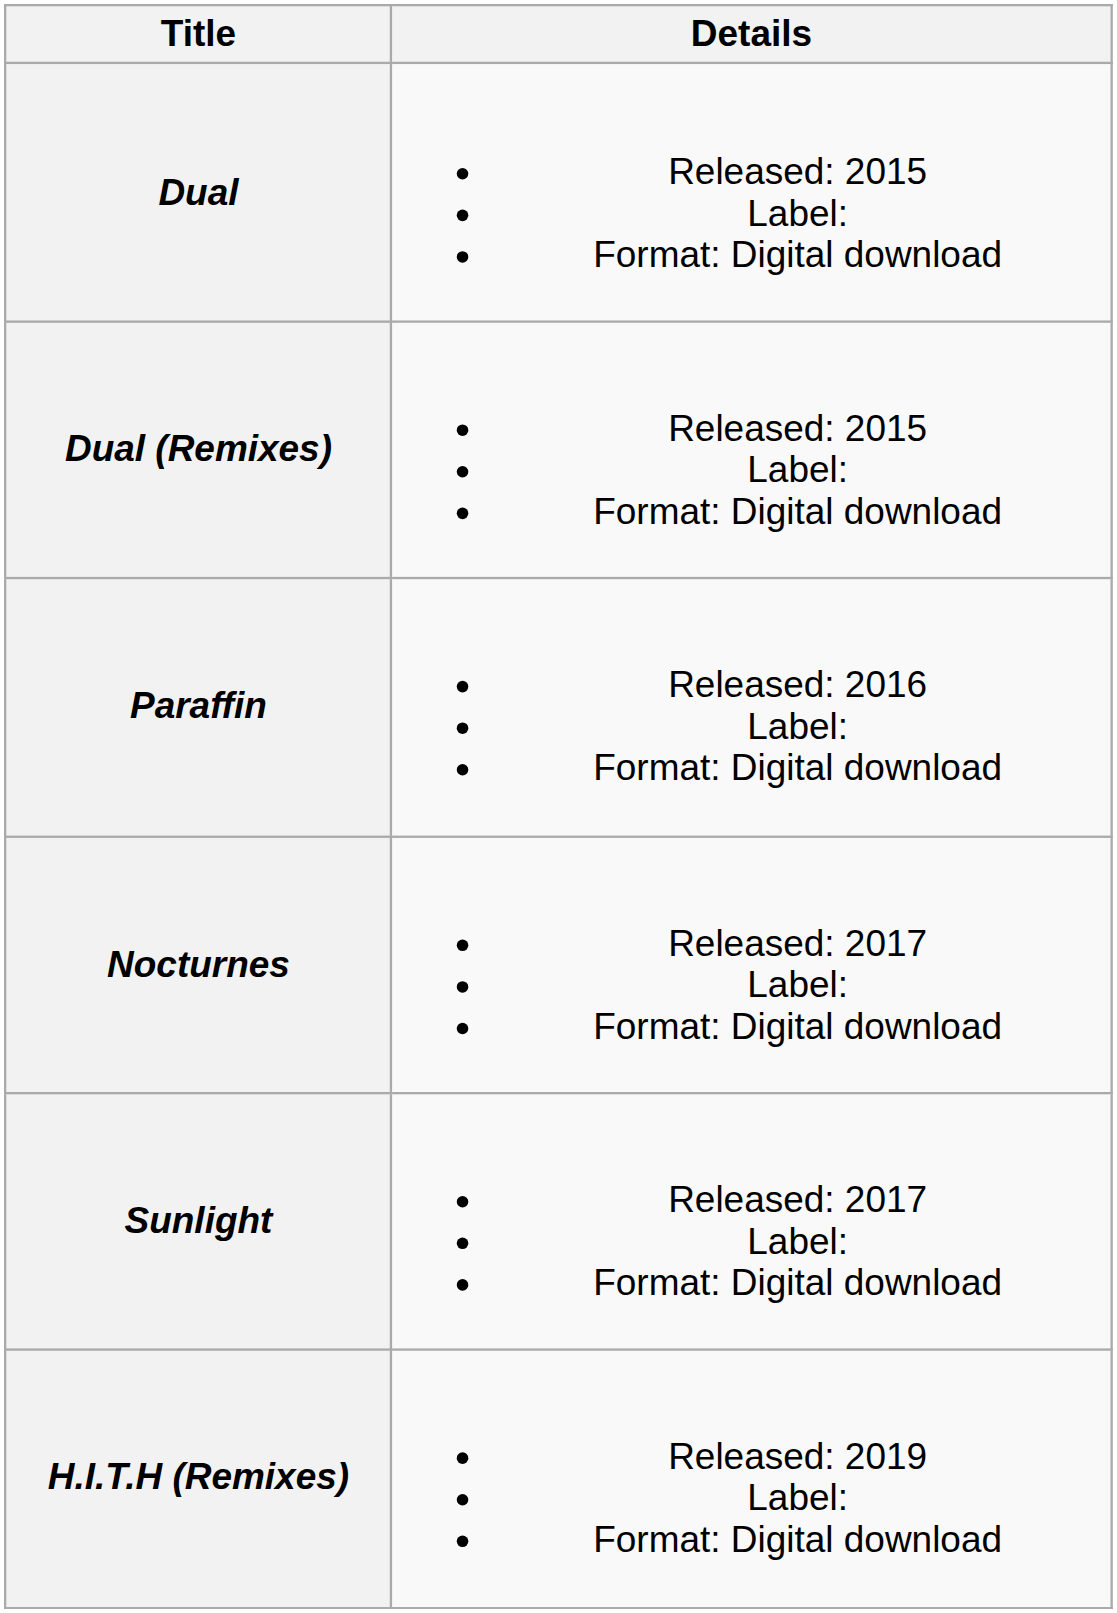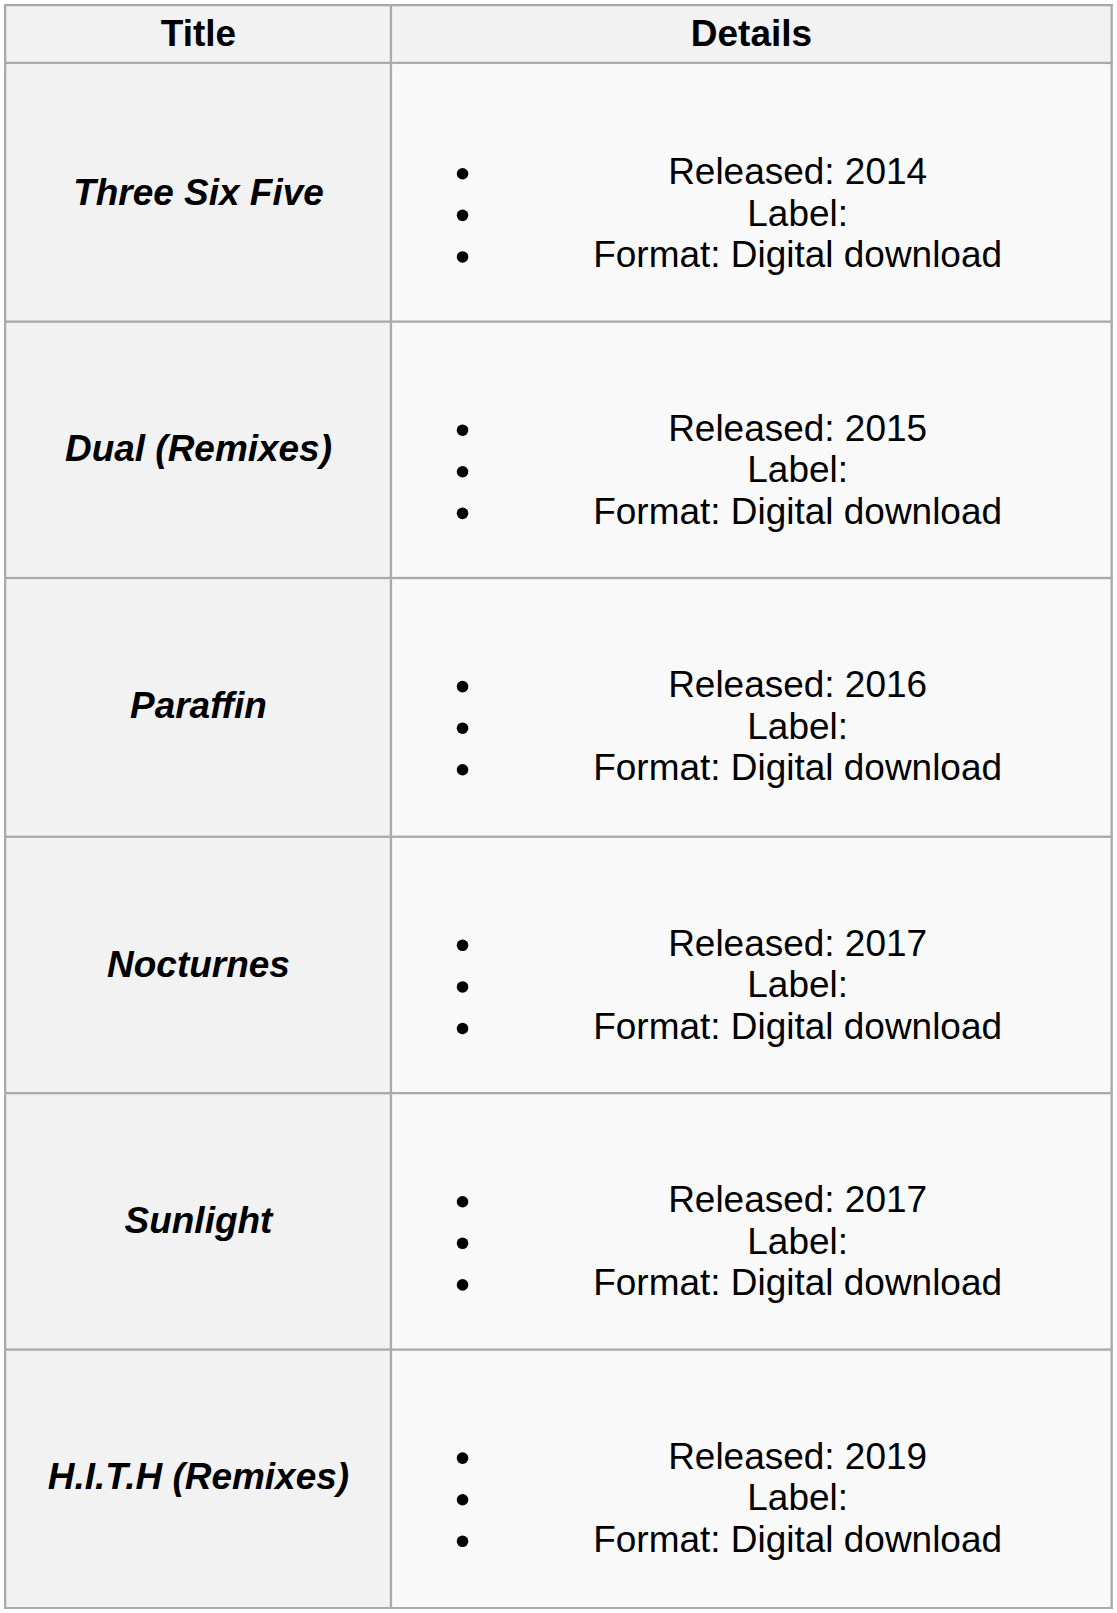+ row: (198, 191)
- row: (198, 191)
